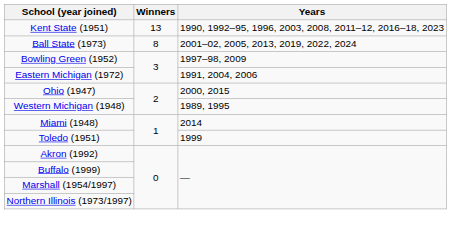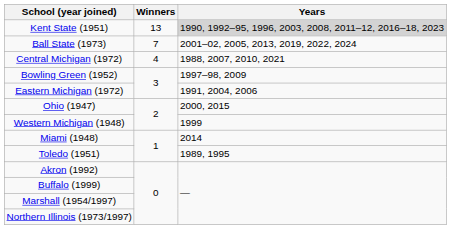(312, 28) no background -> (312, 28) lightgrey background
(156, 43) 8 -> (156, 43) 7
+ row: (69, 59)
(205, 106) 1989, 1995 -> (191, 122) 1999
(191, 138) 1999 -> (205, 153) 1989, 1995
